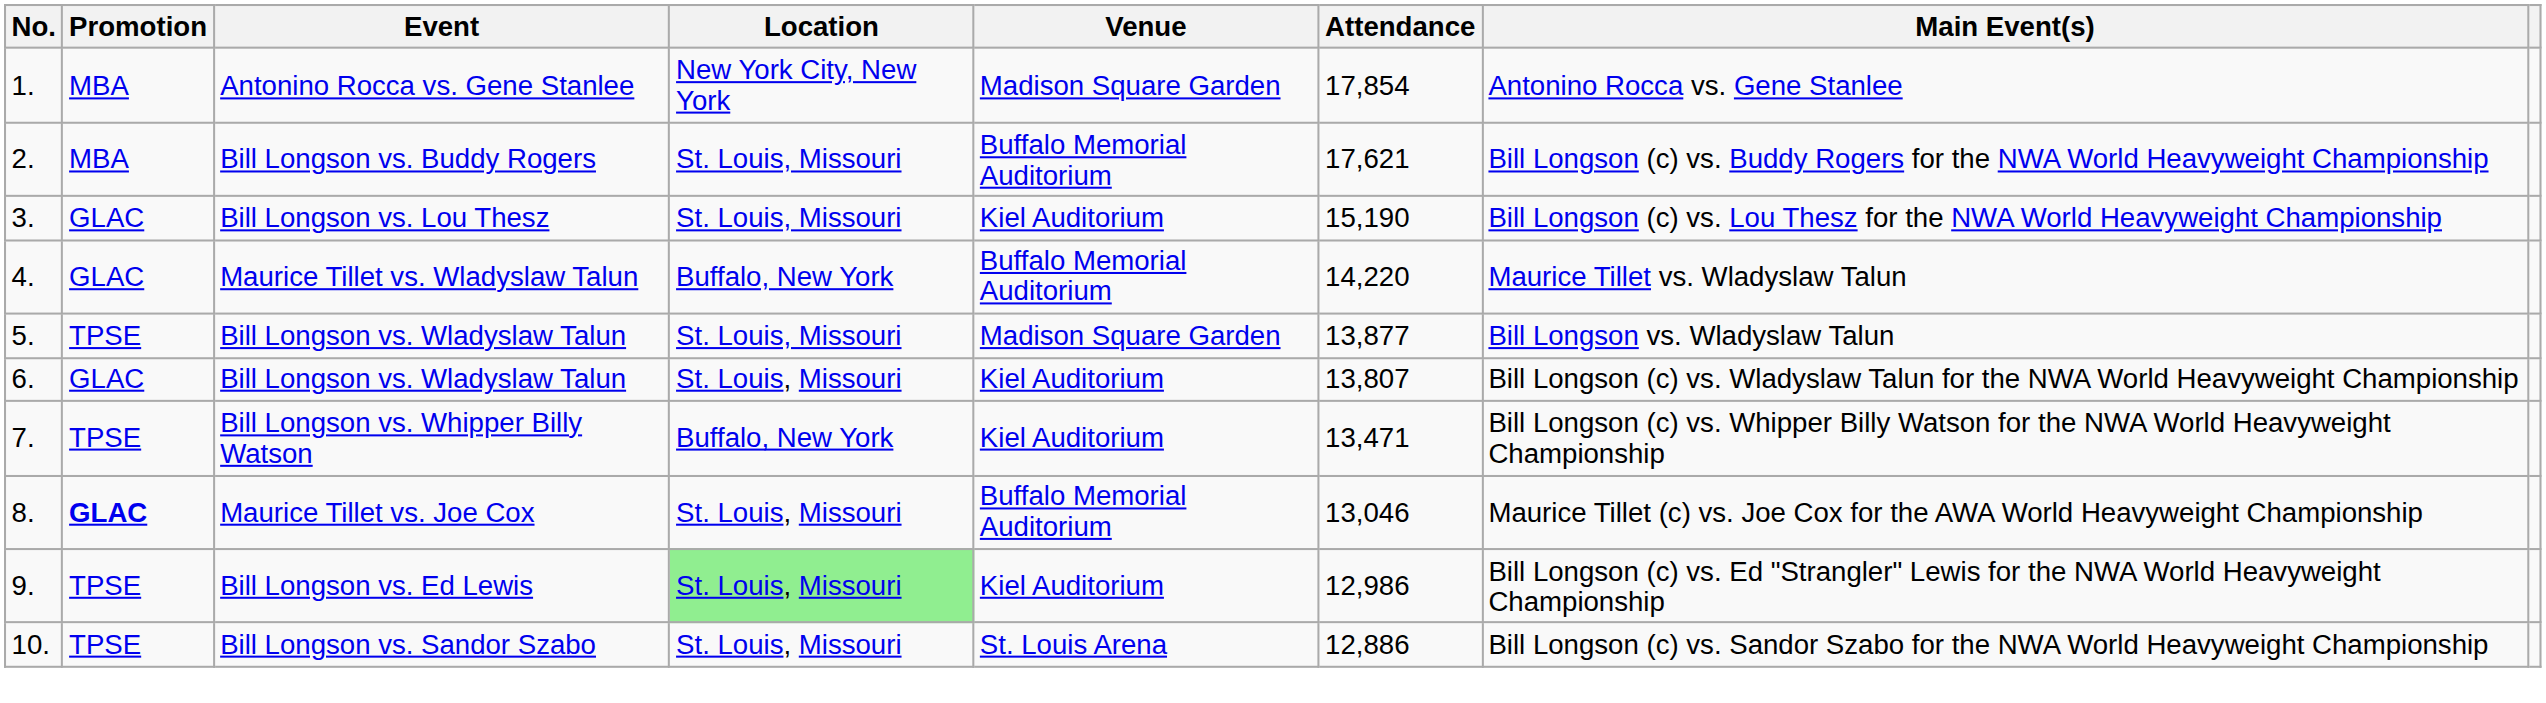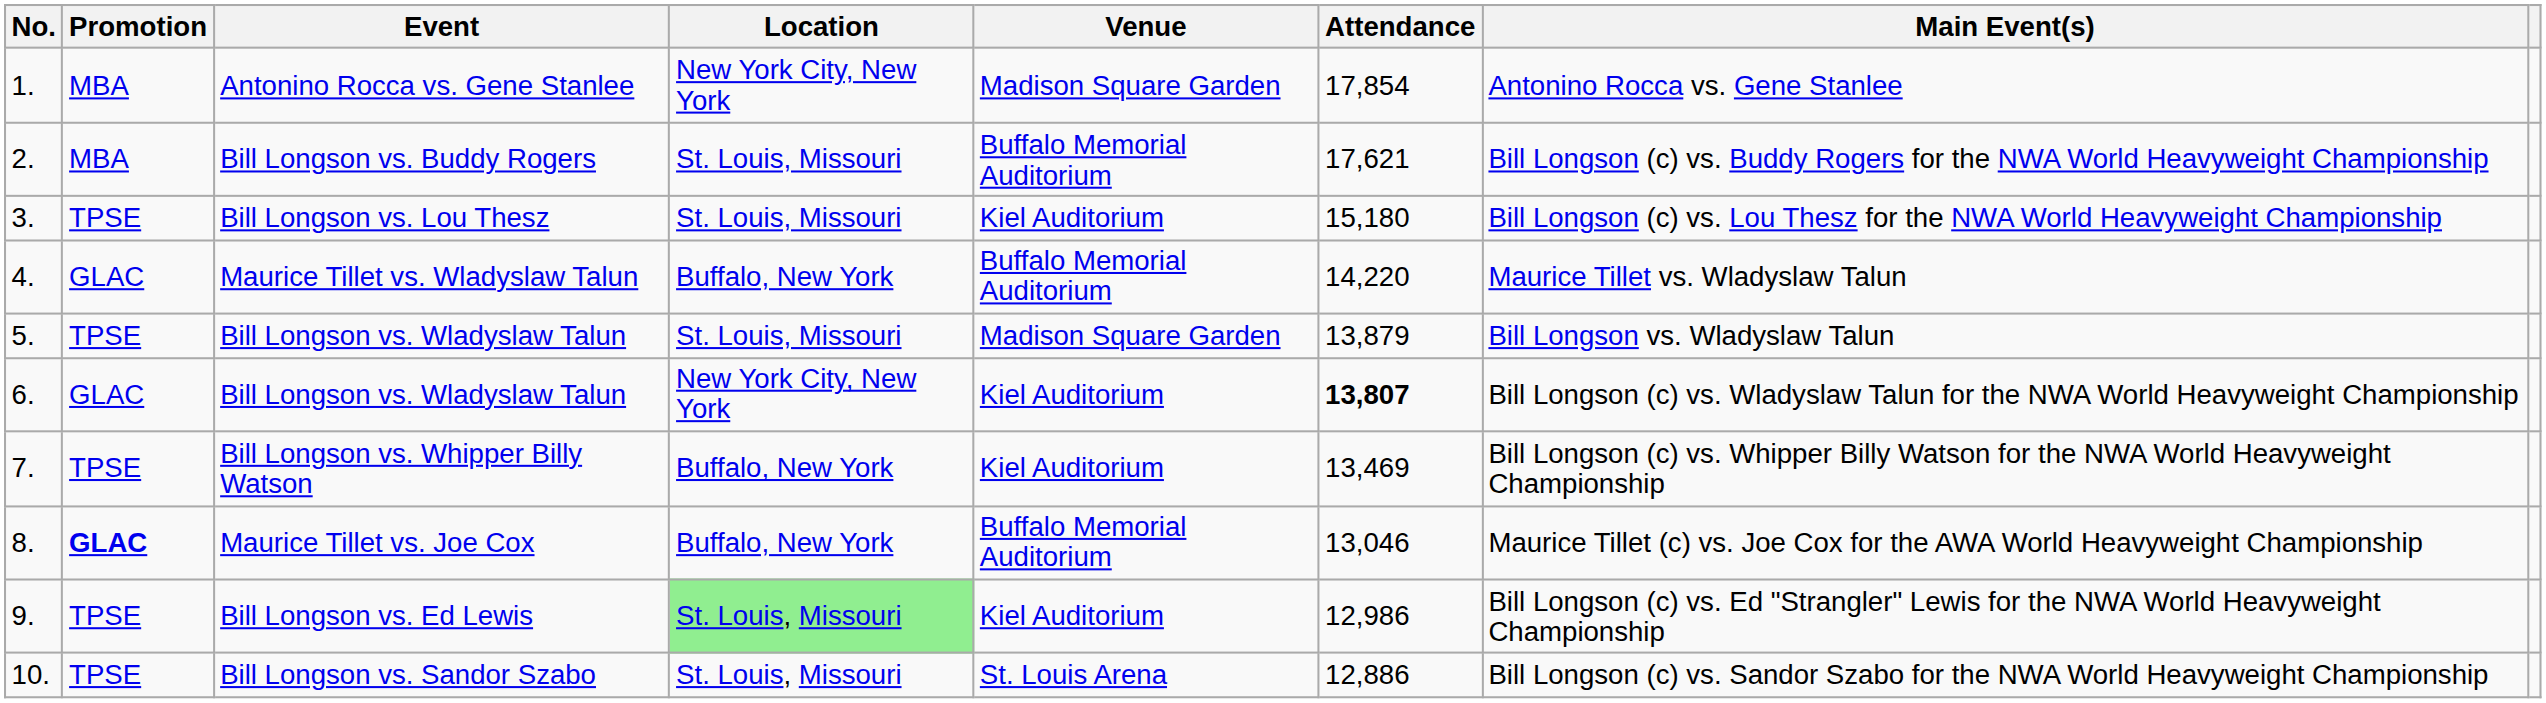(107, 218) GLAC -> (105, 218) TPSE
(1367, 218) 15,190 -> (1367, 218) 15,180
(1367, 335) 13,877 -> (1367, 335) 13,879
(789, 379) St. Louis, Missouri -> (796, 394) New York City, New York
(1367, 379) normal -> (1367, 394) bold
(1367, 438) 13,471 -> (1367, 468) 13,469
(789, 512) St. Louis, Missouri -> (785, 542) Buffalo, New York
